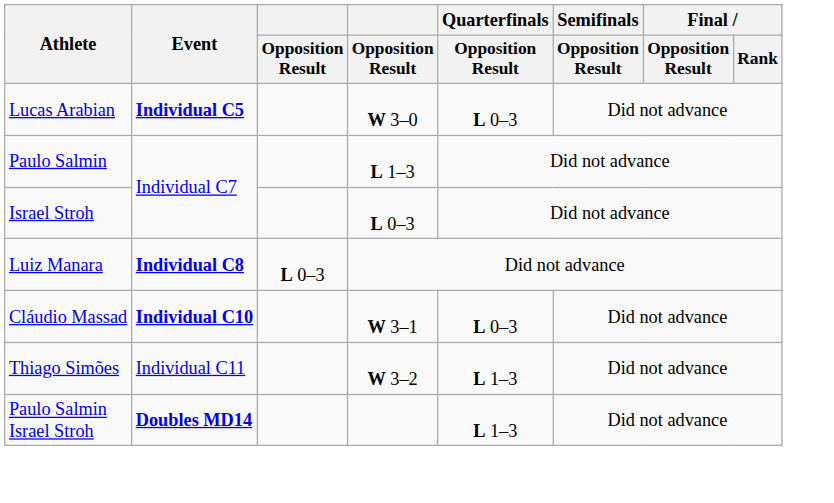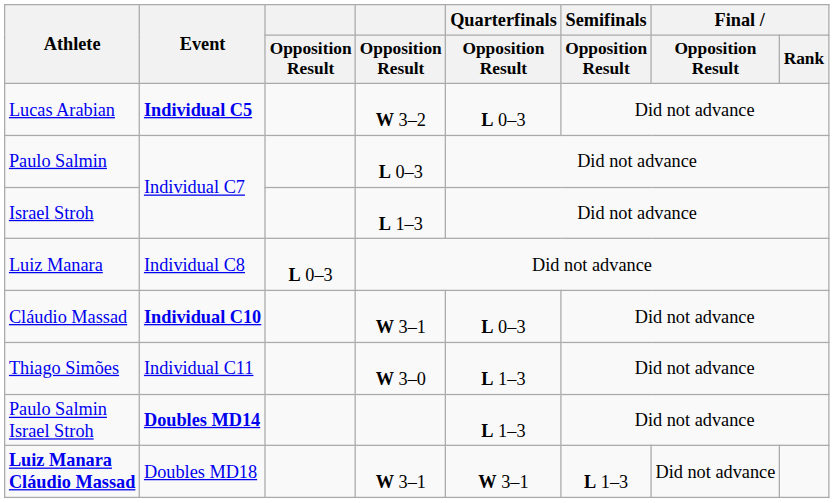(393, 120) W 3–0 -> (401, 120) W 3–2
(393, 172) L 1–3 -> (401, 172) L 0–3
(393, 224) L 0–3 -> (401, 224) L 1–3
(190, 265) bold -> (194, 265) normal
(393, 379) W 3–2 -> (401, 379) W 3–0
+ row: (72, 472)
